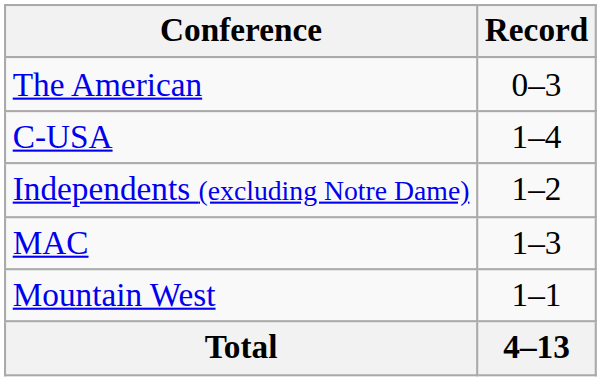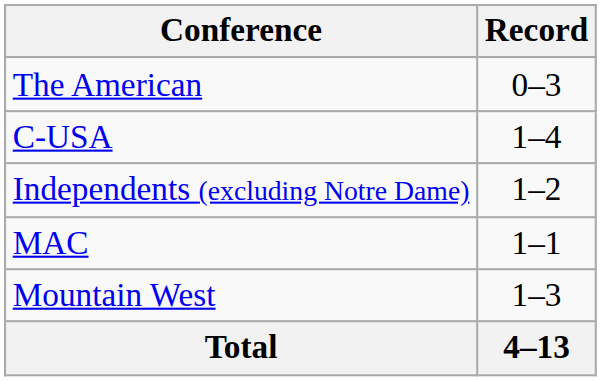(537, 242) 1–3 -> (537, 242) 1–1
(537, 294) 1–1 -> (537, 294) 1–3
